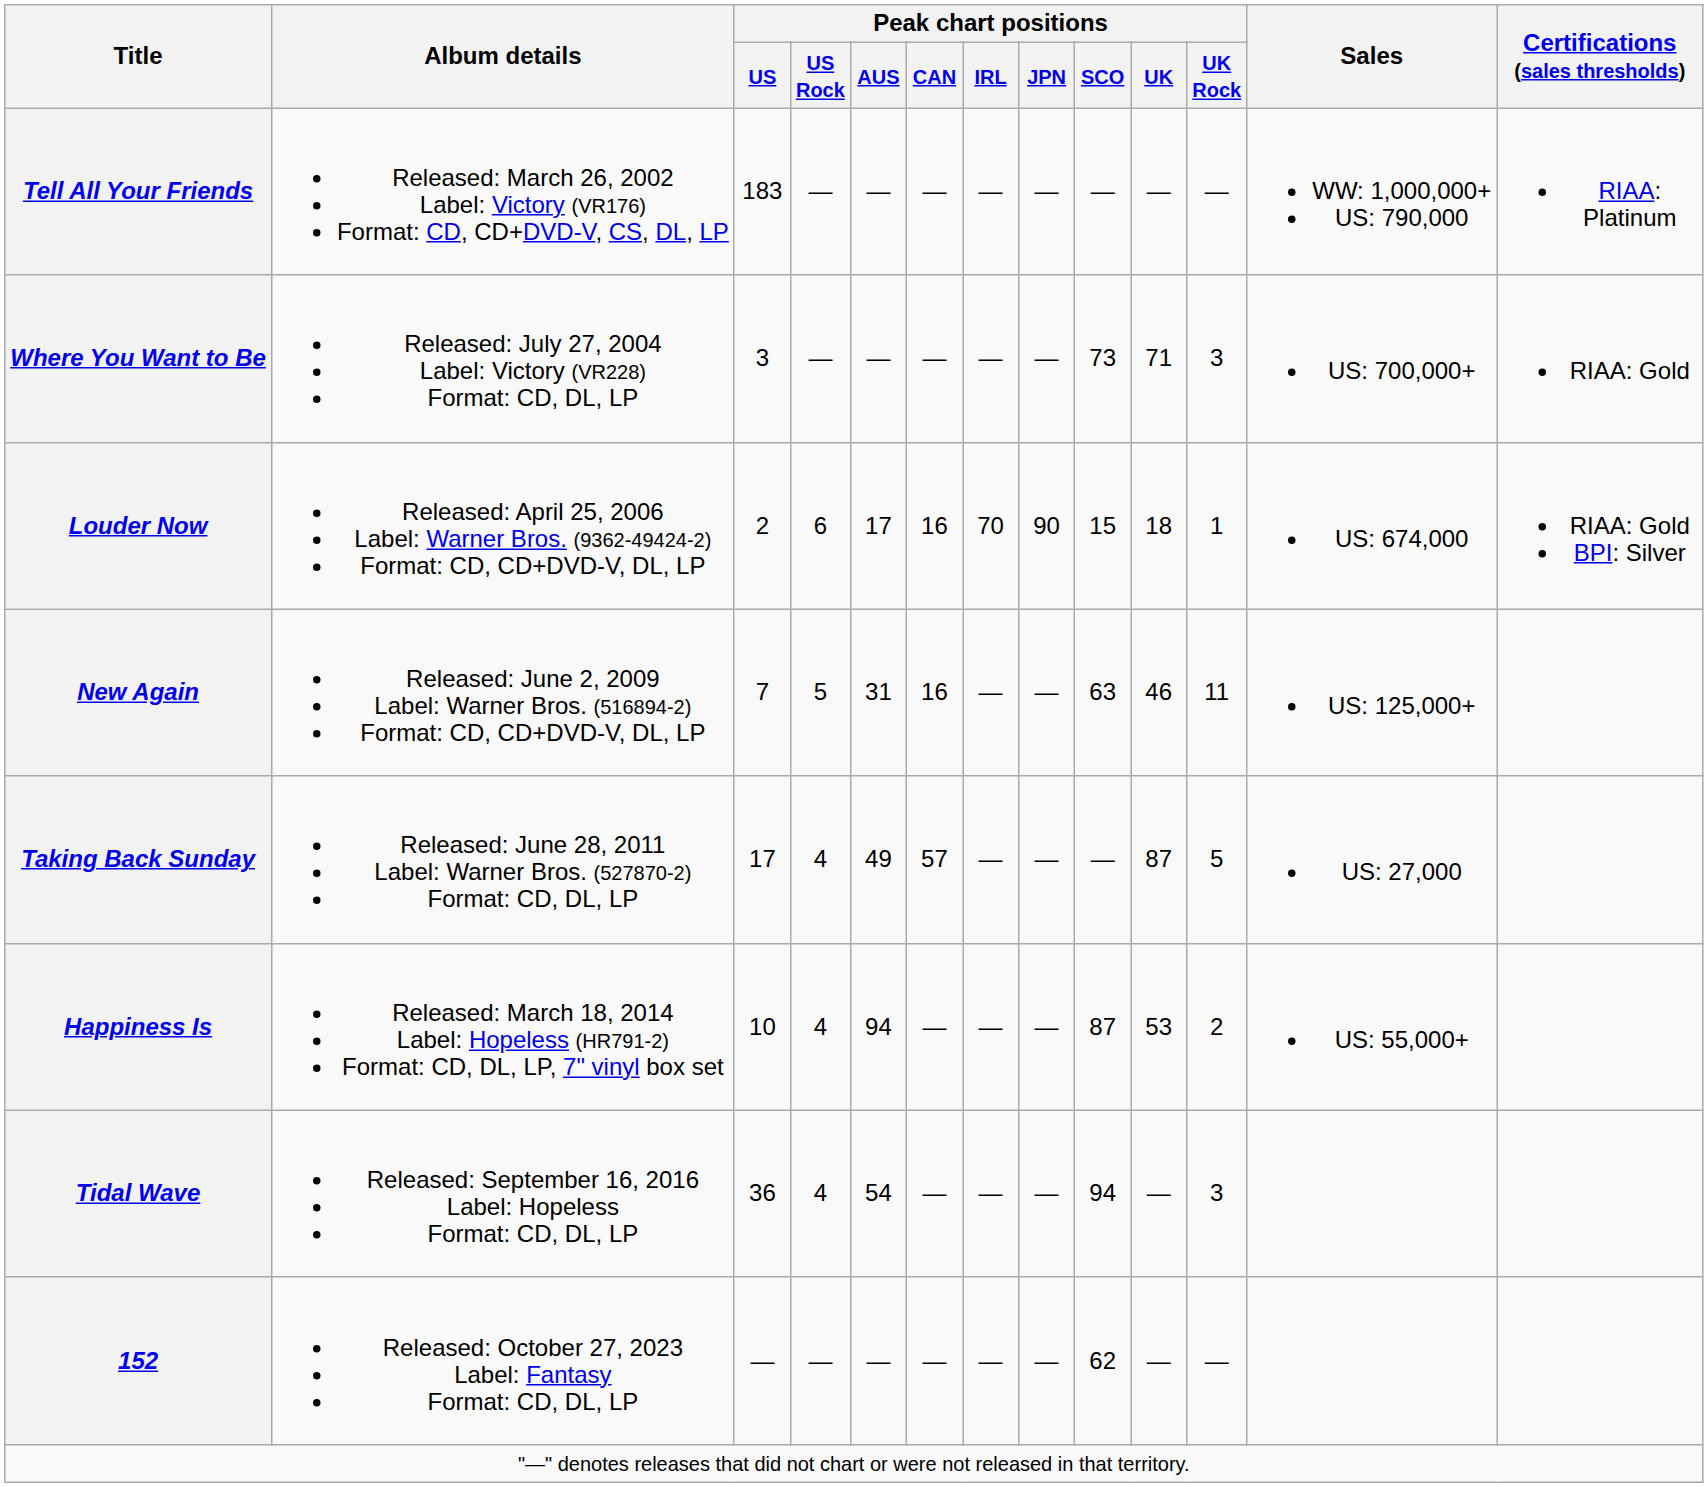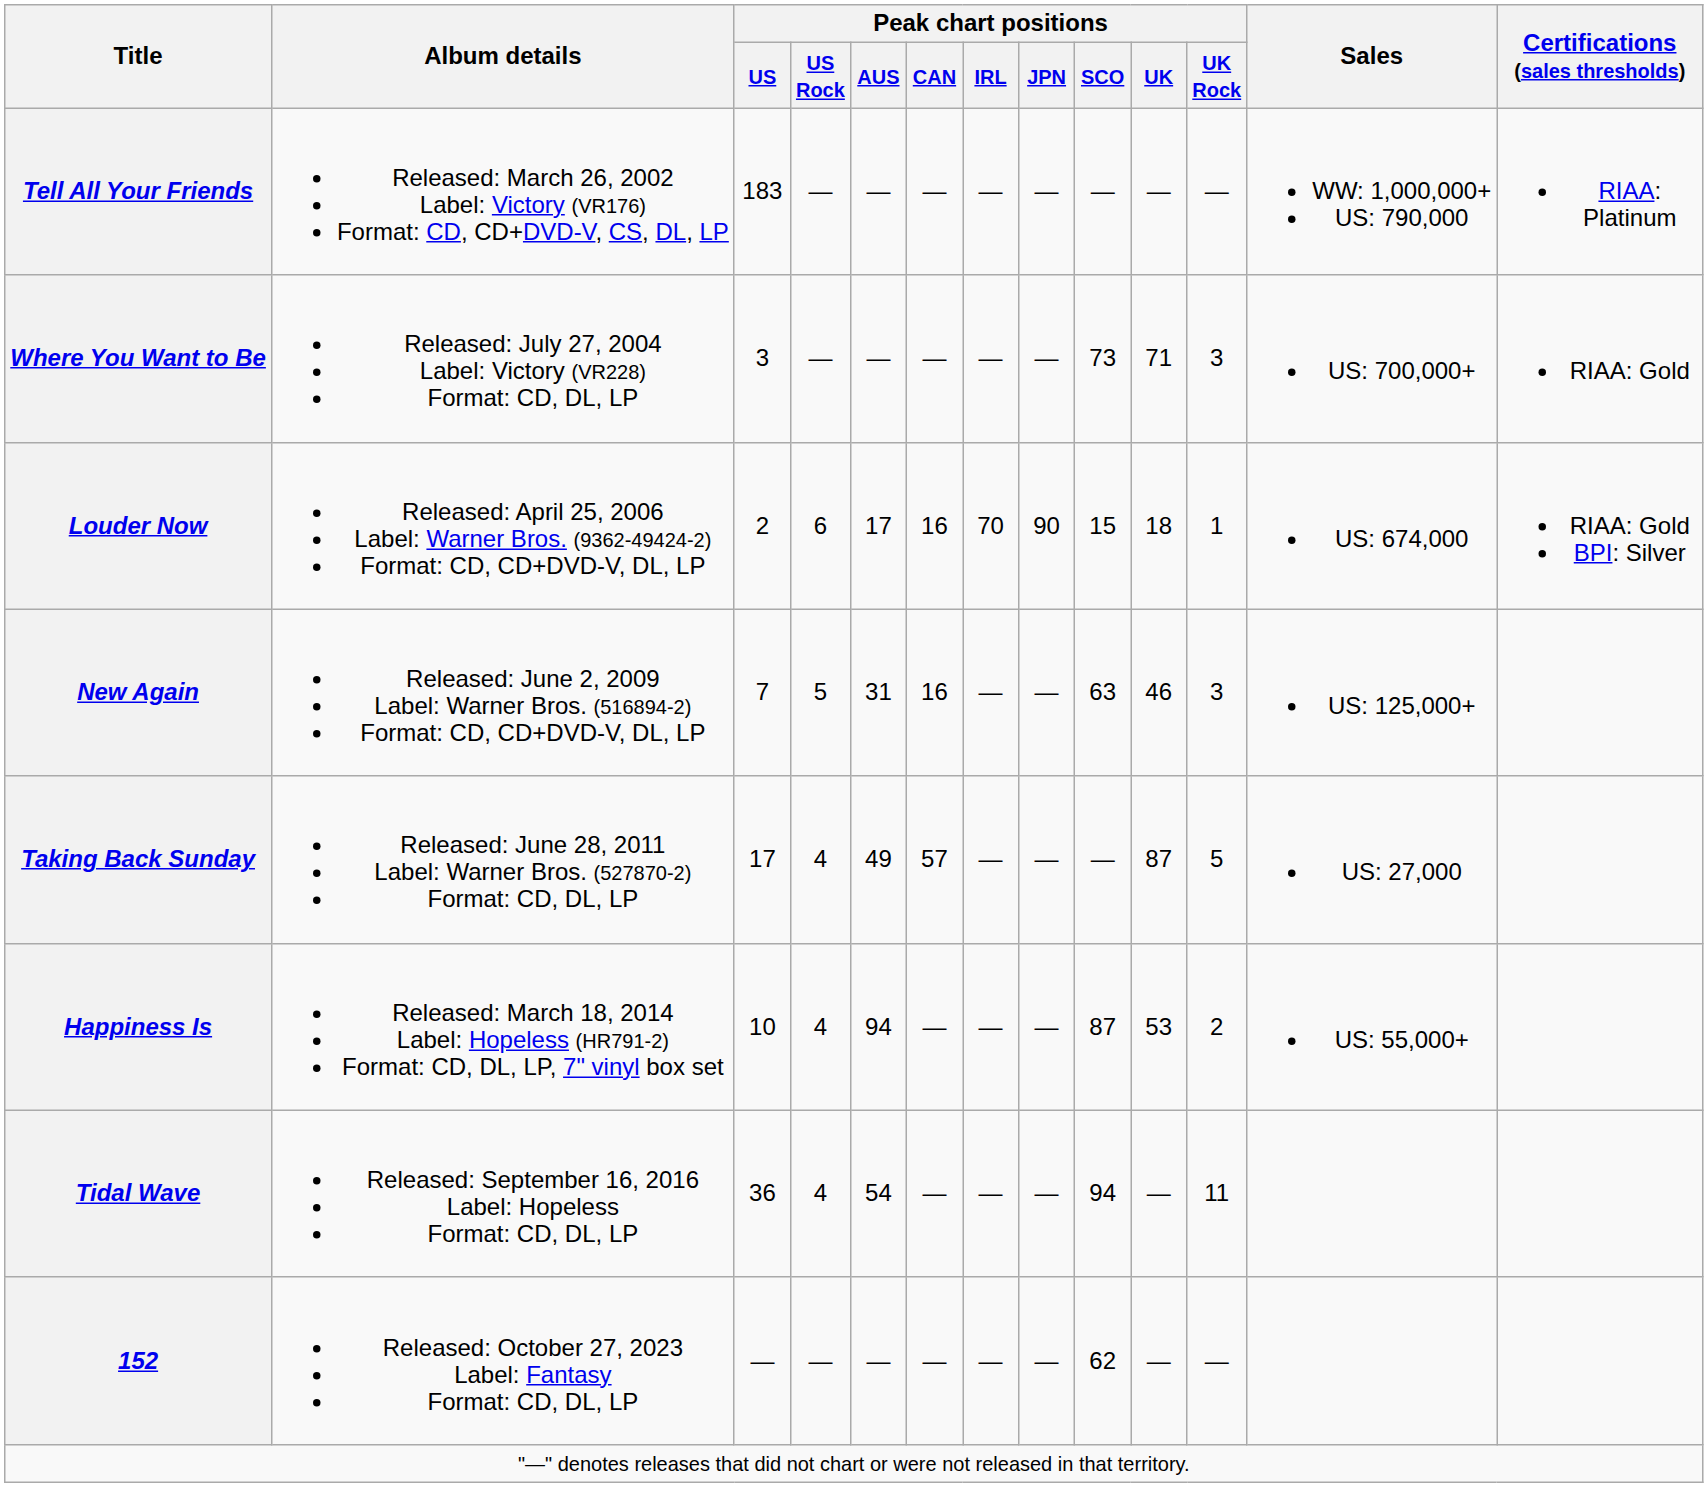(1217, 692) 11 -> (1217, 692) 3
(1217, 1193) 3 -> (1217, 1193) 11
